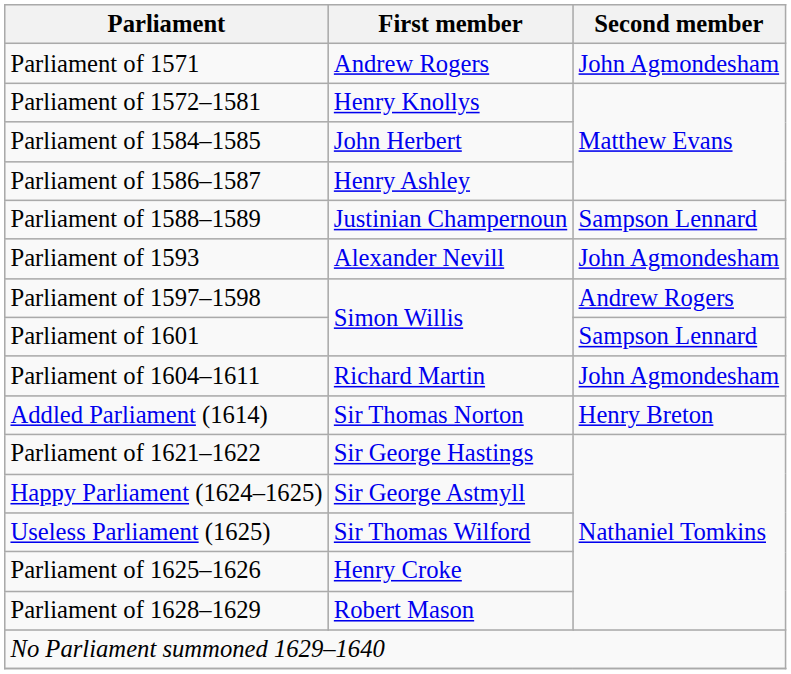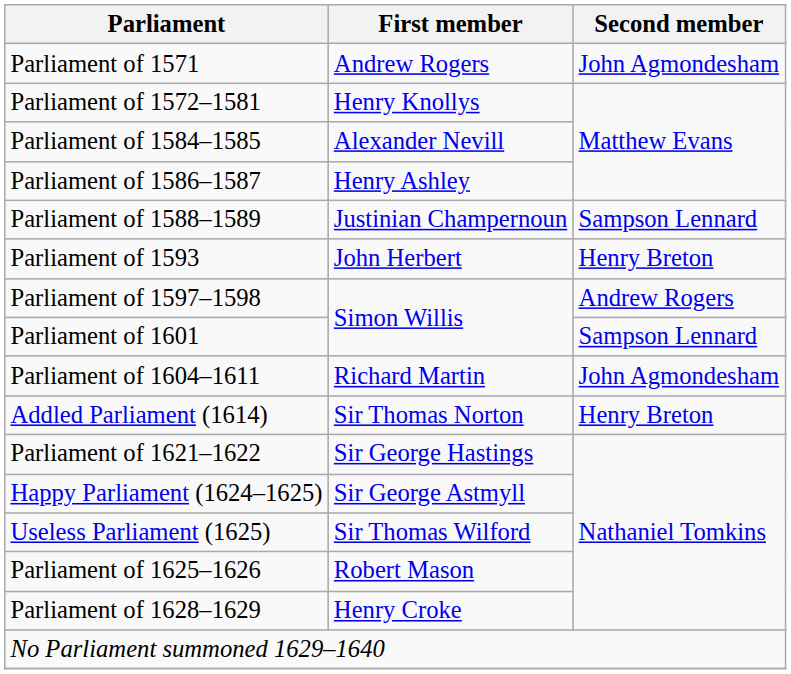(398, 141) John Herbert -> (419, 141) Alexander Nevill
(419, 258) Alexander Nevill -> (398, 258) John Herbert
(679, 258) John Agmondesham -> (646, 258) Henry Breton
(398, 571) Henry Croke -> (404, 571) Robert Mason
(404, 610) Robert Mason -> (398, 610) Henry Croke
